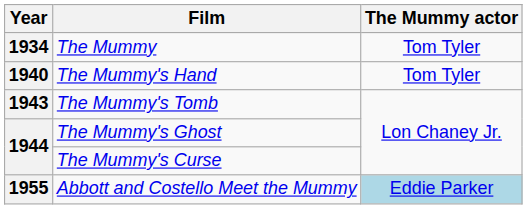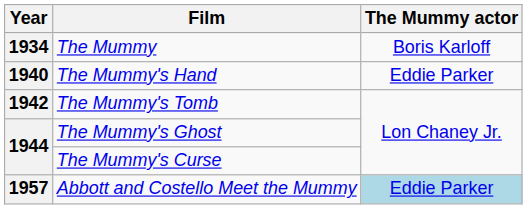(442, 47) Tom Tyler -> (442, 47) Boris Karloff
(442, 75) Tom Tyler -> (442, 75) Eddie Parker
(29, 103) 1943 -> (29, 103) 1942
(29, 189) 1955 -> (29, 189) 1957
